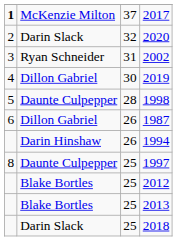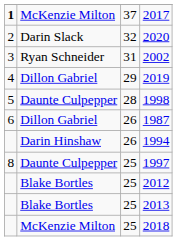(130, 78) 30 -> (130, 78) 29
(52, 225) Darin Slack -> (68, 225) McKenzie Milton
